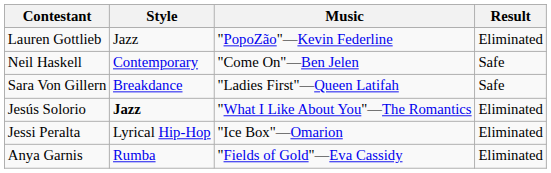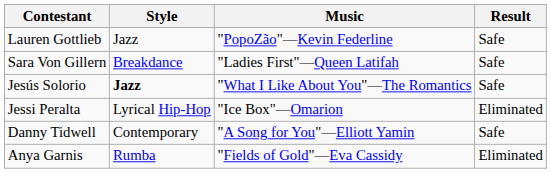(511, 39) Eliminated -> (491, 39) Safe
- row: (45, 62)
(511, 109) Eliminated -> (491, 86) Safe
+ row: (52, 132)
